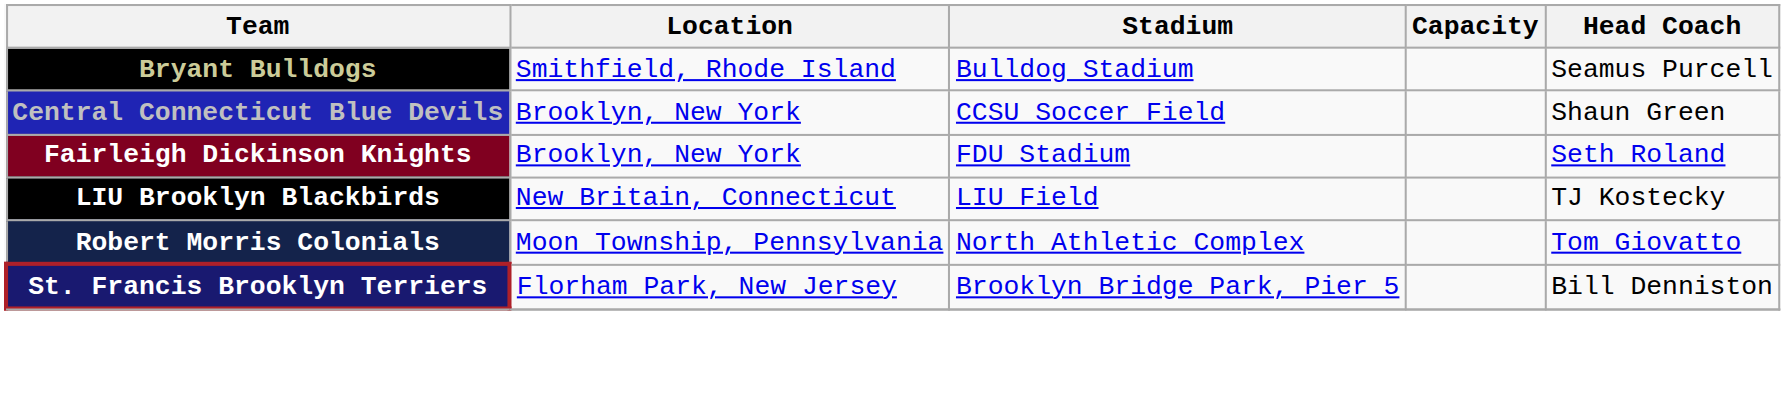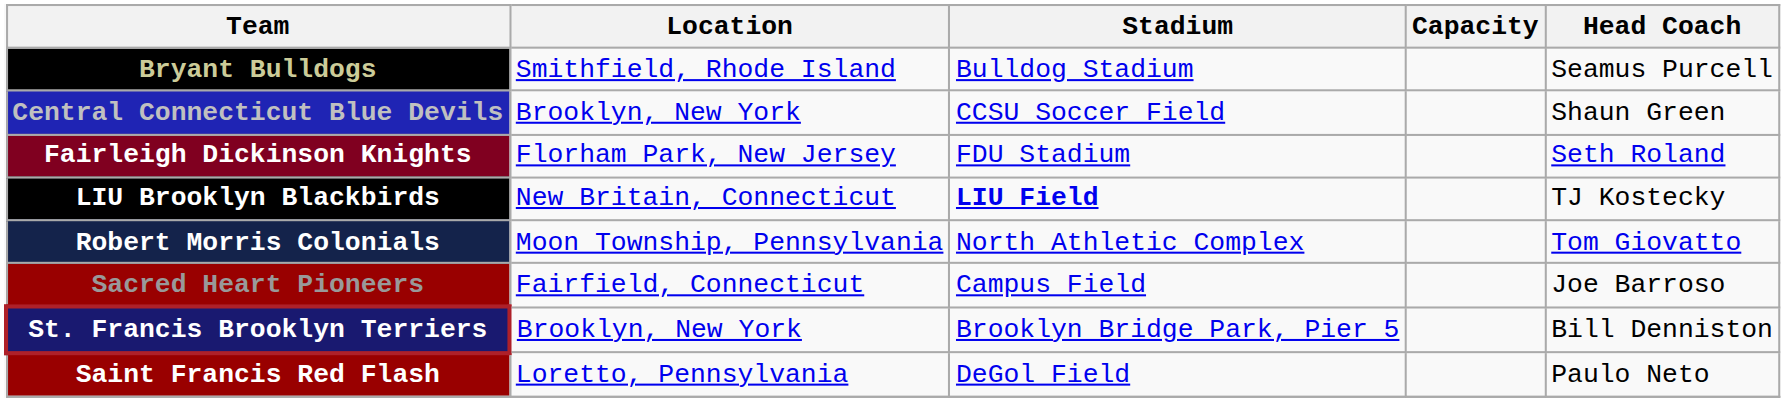(658, 156) Brooklyn, New York -> (706, 156) Florham Park, New Jersey
(1027, 199) normal -> (1027, 199) bold
+ row: (258, 285)
(707, 287) Florham Park, New Jersey -> (659, 330) Brooklyn, New York
+ row: (258, 375)
